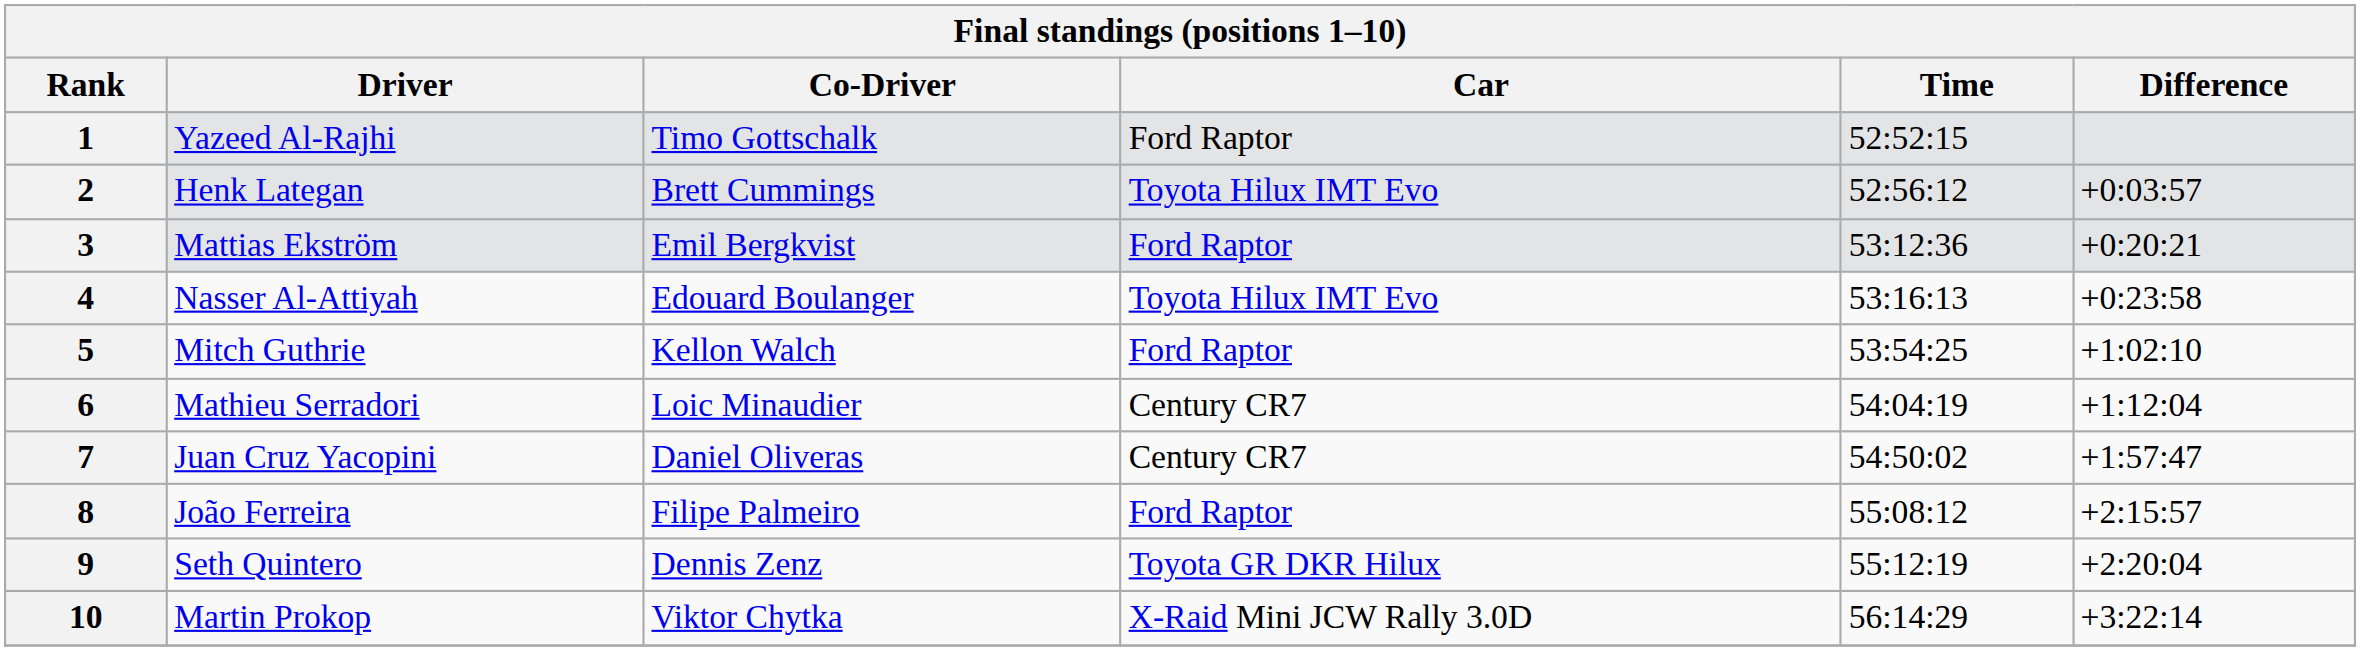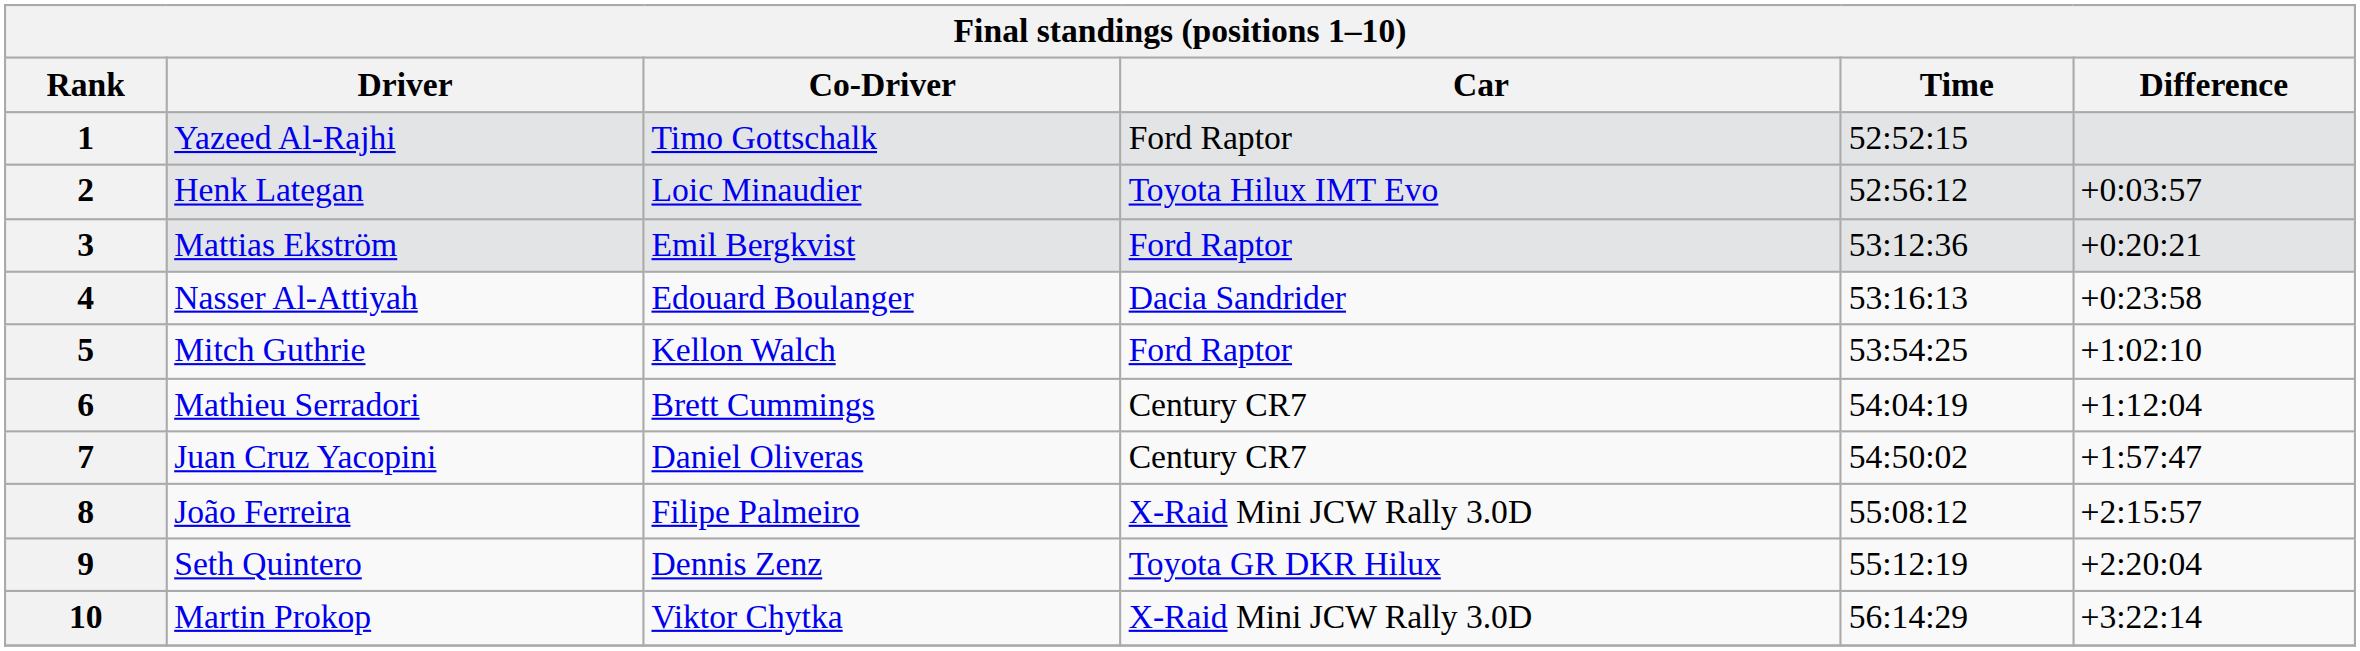(763, 191) Brett Cummings -> (756, 191) Loic Minaudier
(1283, 297) Toyota Hilux IMT Evo -> (1237, 297) Dacia Sandrider
(756, 404) Loic Minaudier -> (763, 404) Brett Cummings
(1210, 510) Ford Raptor -> (1330, 510) X-Raid Mini JCW Rally 3.0D
